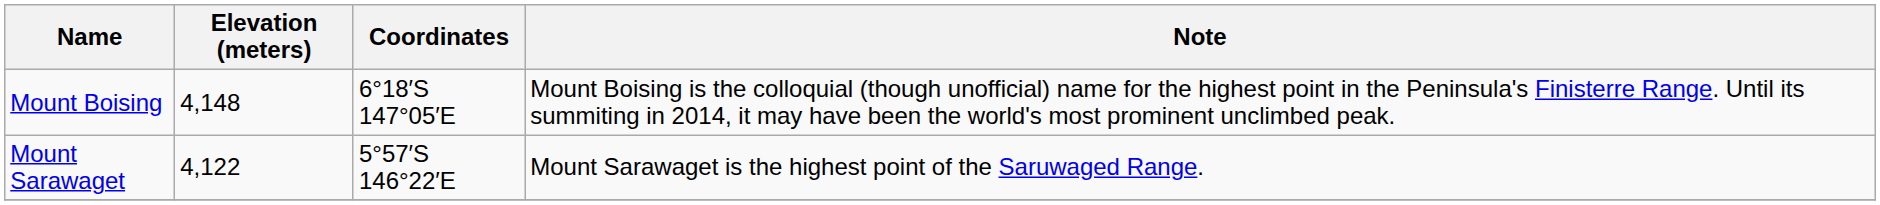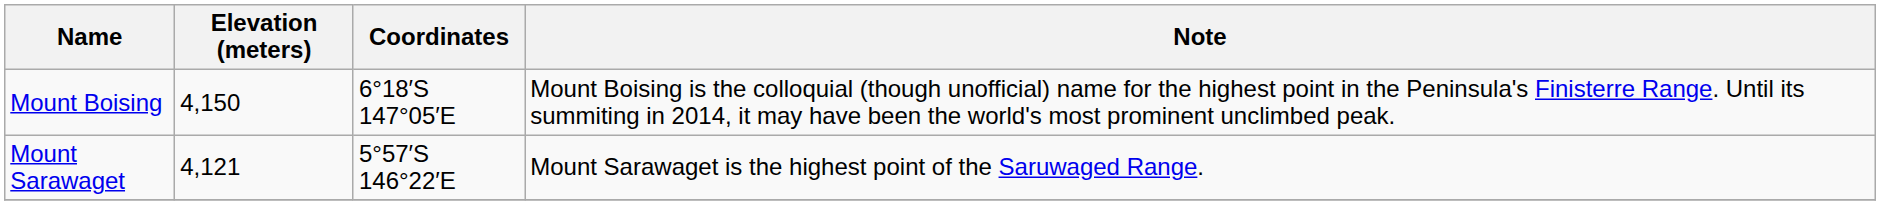(210, 102) 4,148 -> (210, 102) 4,150
(210, 167) 4,122 -> (210, 167) 4,121
